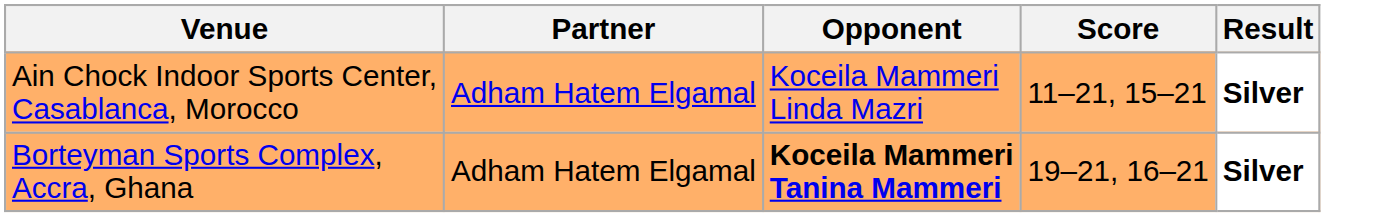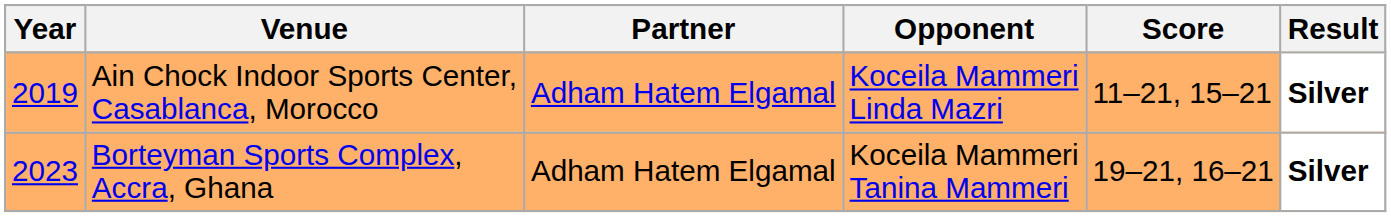+ column: (45, 29)
(892, 172) bold -> (964, 172) normal
